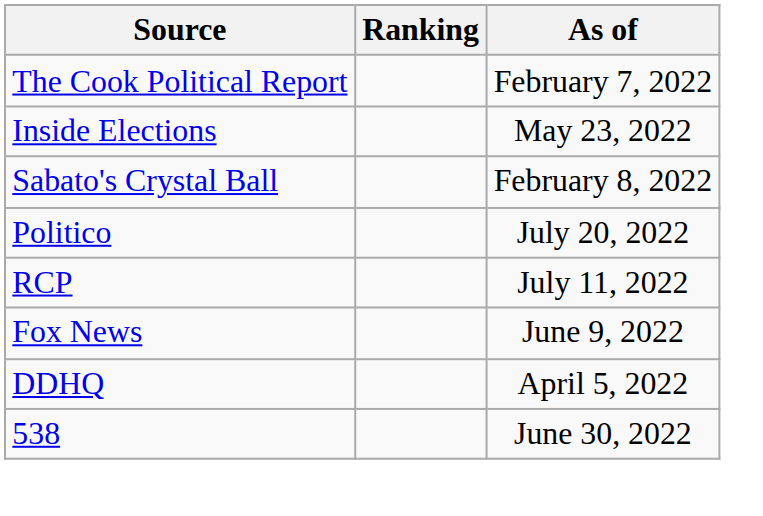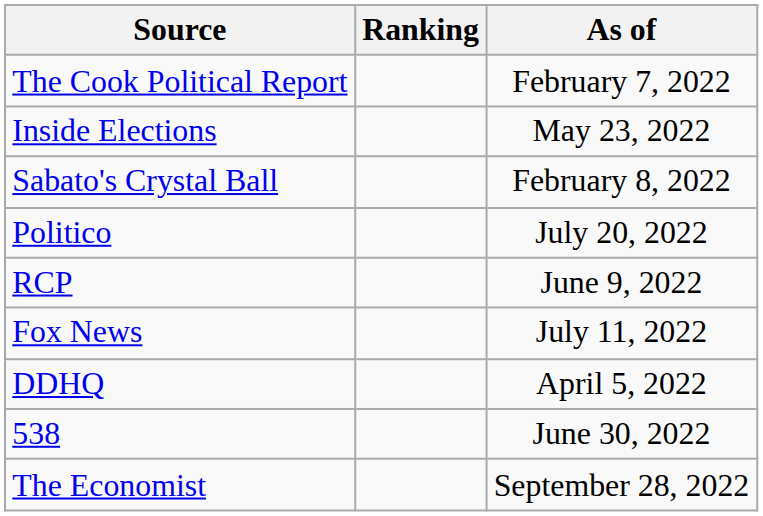(603, 282) July 11, 2022 -> (621, 282) June 9, 2022
(603, 332) June 9, 2022 -> (621, 332) July 11, 2022
+ row: (109, 484)
